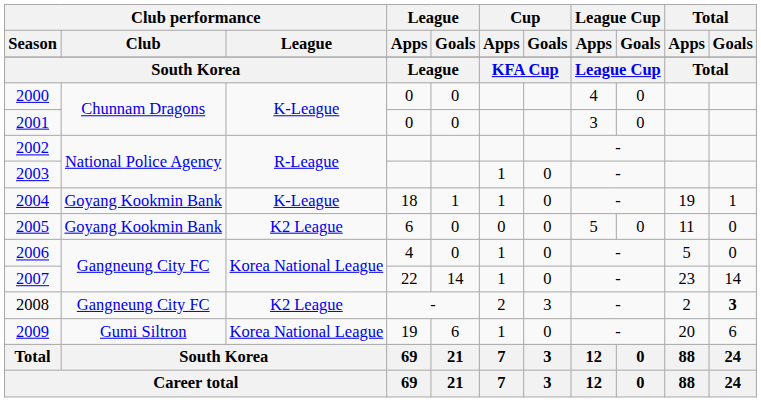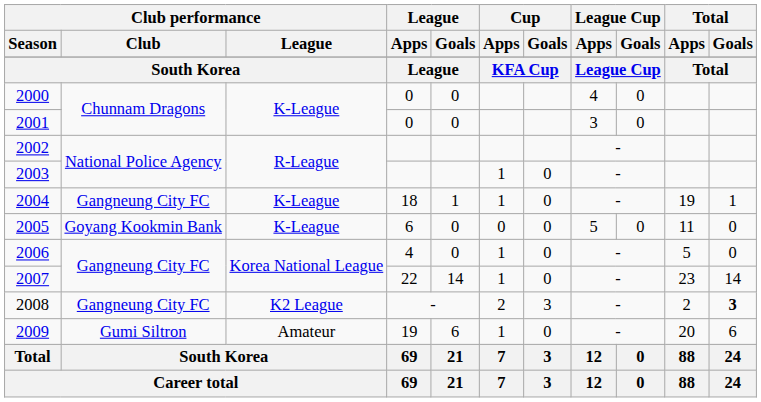(143, 200) Goyang Kookmin Bank -> (143, 200) Gangneung City FC
(306, 226) K2 League -> (306, 226) K-League
(306, 331) Korea National League -> (306, 331) Amateur
